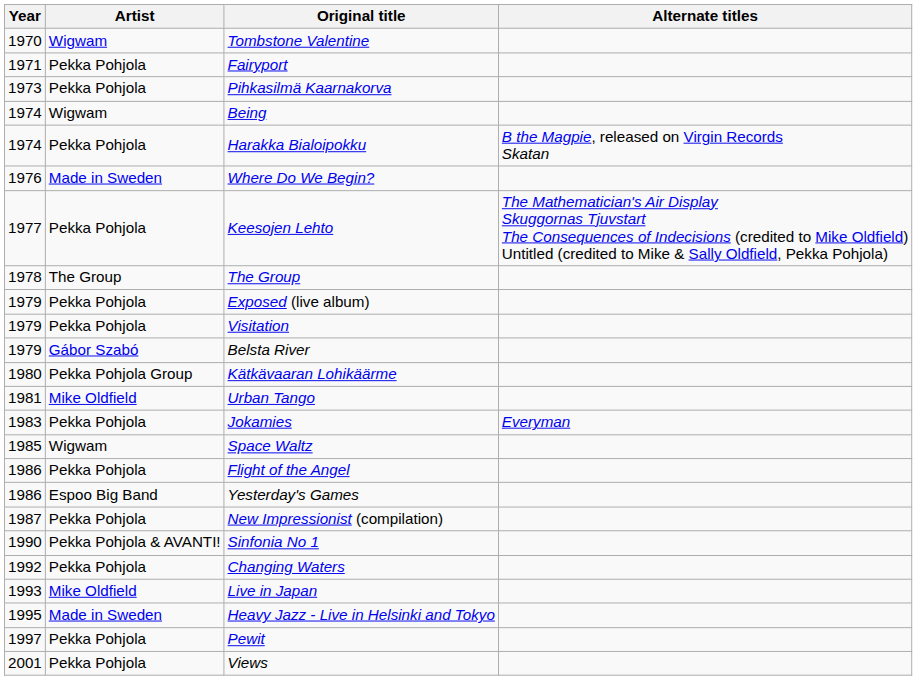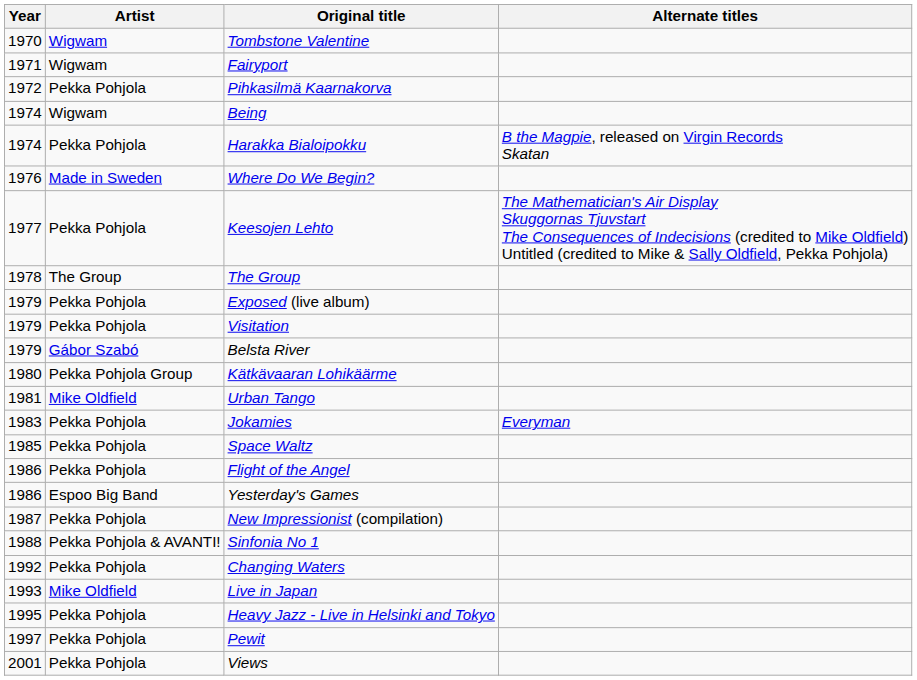(97, 64) Pekka Pohjola -> (78, 64) Wigwam
(25, 88) 1973 -> (25, 88) 1972
(78, 446) Wigwam -> (97, 446) Pekka Pohjola
(25, 542) 1990 -> (25, 542) 1988
(105, 615) Made in Sweden -> (97, 615) Pekka Pohjola
